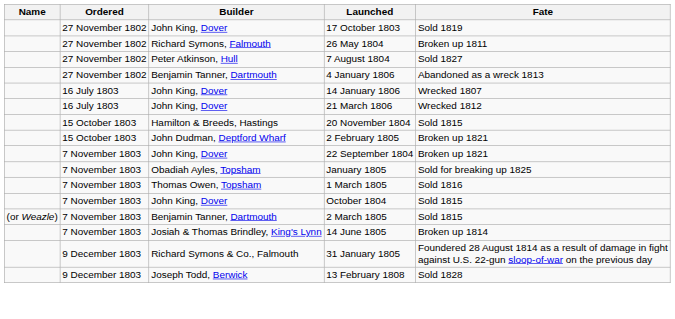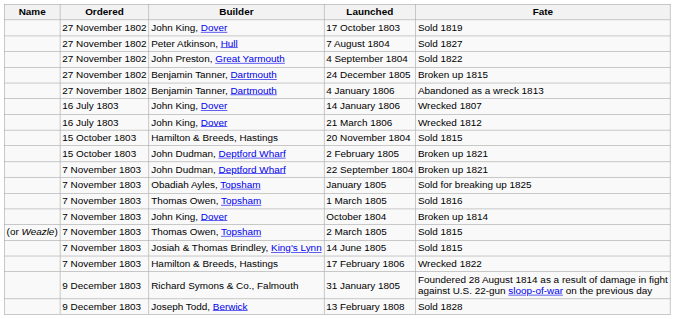- row: (355, 43)
+ row: (367, 59)
+ row: (368, 75)
(189, 153) John King, Dover -> (218, 169) John Dudman, Deptford Wharf
(440, 201) Sold 1815 -> (453, 216) Broken up 1814
(214, 216) Benjamin Tanner, Dartmouth -> (206, 232) Thomas Owen, Topsham
(453, 232) Broken up 1814 -> (440, 248) Sold 1815
+ row: (365, 264)
